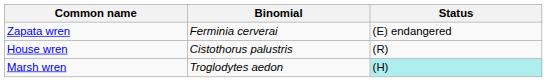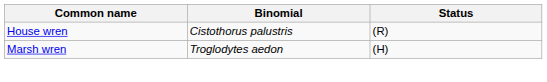- row: (39, 31)
(381, 67) paleturquoise background -> (381, 49) no background
